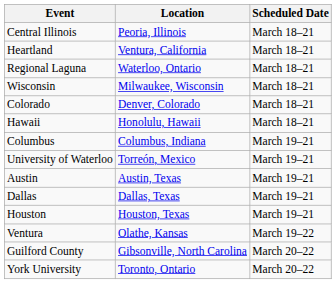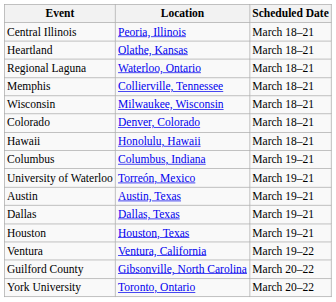(162, 50) Ventura, California -> (153, 50) Olathe, Kansas
+ row: (29, 86)
(153, 232) Olathe, Kansas -> (162, 251) Ventura, California
